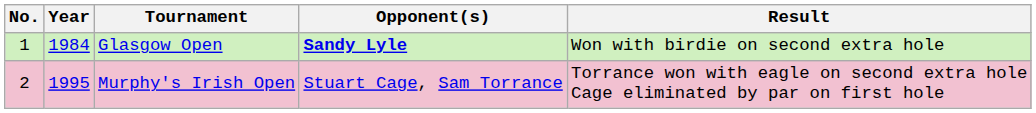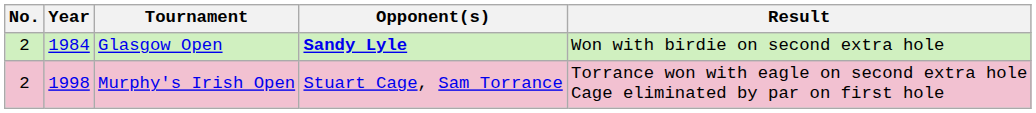(24, 47) 1 -> (24, 47) 2
(69, 85) 1995 -> (69, 85) 1998
